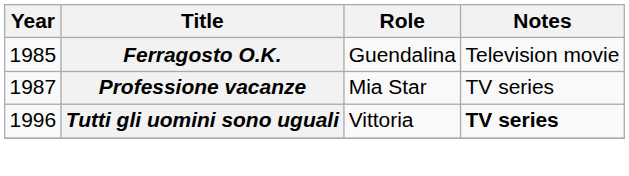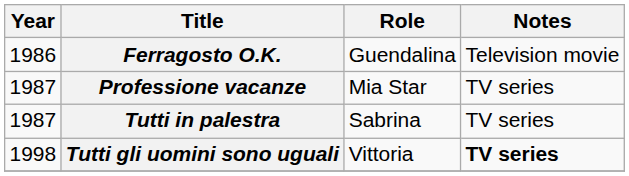(33, 54) 1985 -> (33, 54) 1986
+ row: (202, 120)
(33, 120) 1996 -> (33, 154) 1998
